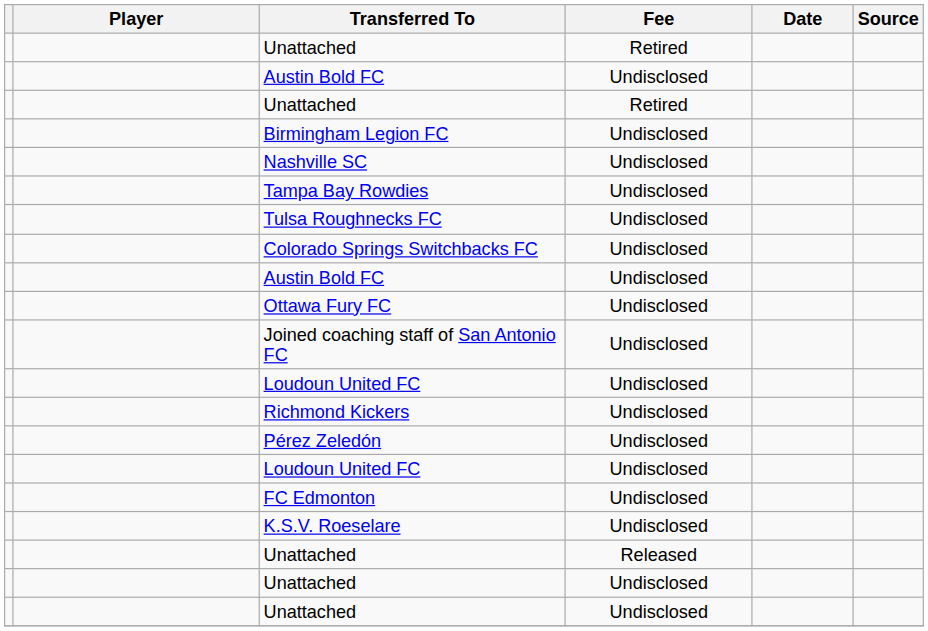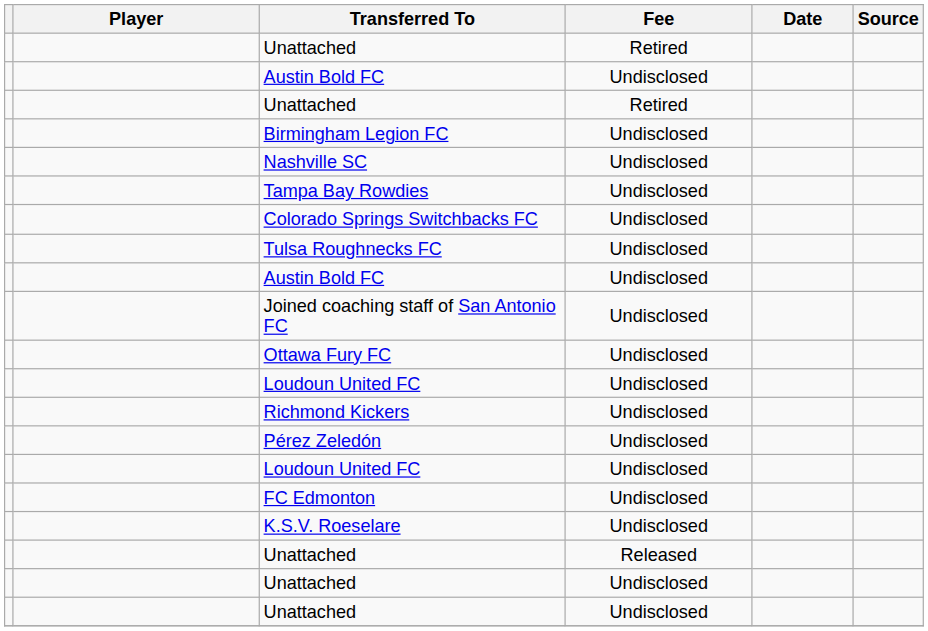rows swapped: (353, 220) <-> (401, 248)
rows swapped: (327, 305) <-> (410, 344)
